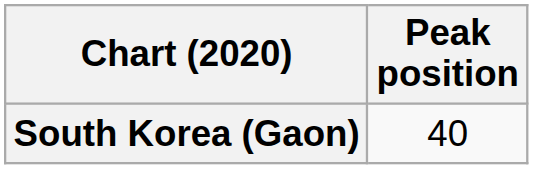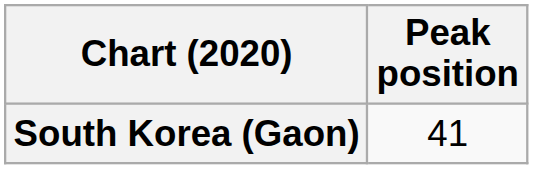(448, 132) 40 -> (448, 132) 41
